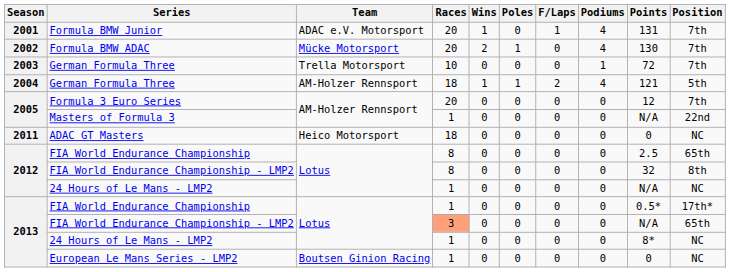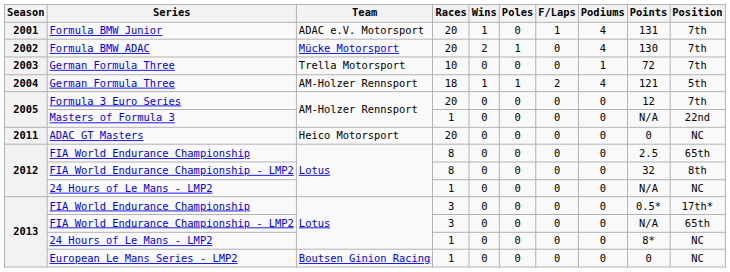(451, 135) 18 -> (451, 135) 20
(451, 205) 1 -> (451, 205) 3
(451, 223) lightsalmon background -> (451, 223) no background
